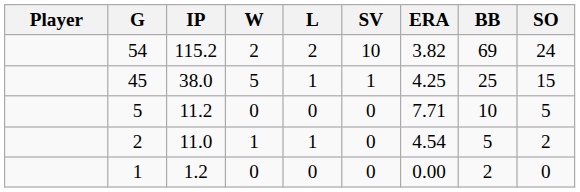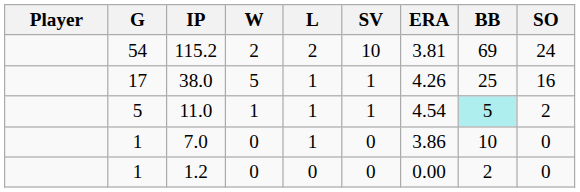(429, 50) 3.82 -> (429, 50) 3.81
(137, 80) 45 -> (137, 80) 17
(429, 80) 4.25 -> (429, 80) 4.26
(546, 80) 15 -> (546, 80) 16
- row: (196, 111)
(137, 141) 2 -> (137, 111) 5
(371, 141) 0 -> (371, 111) 1
(487, 141) no background -> (487, 111) paleturquoise background
+ row: (196, 141)
